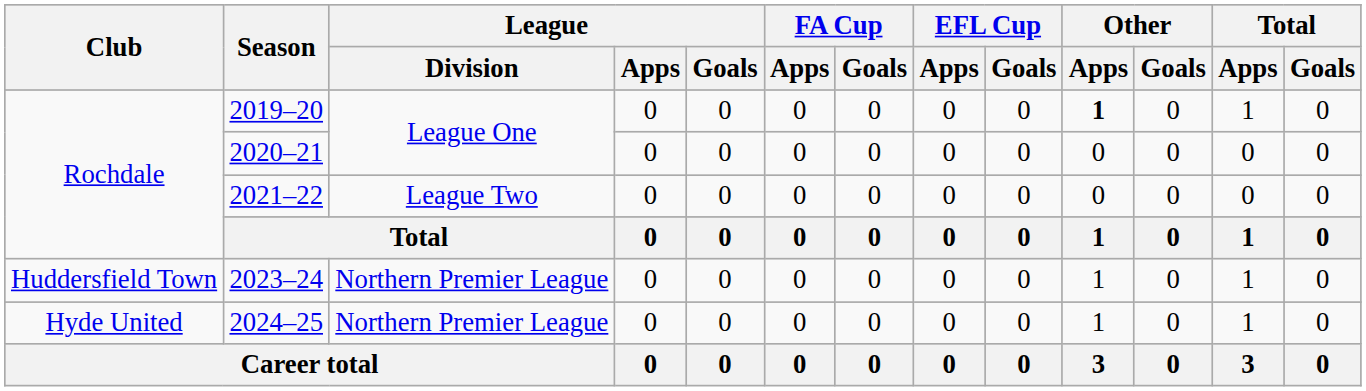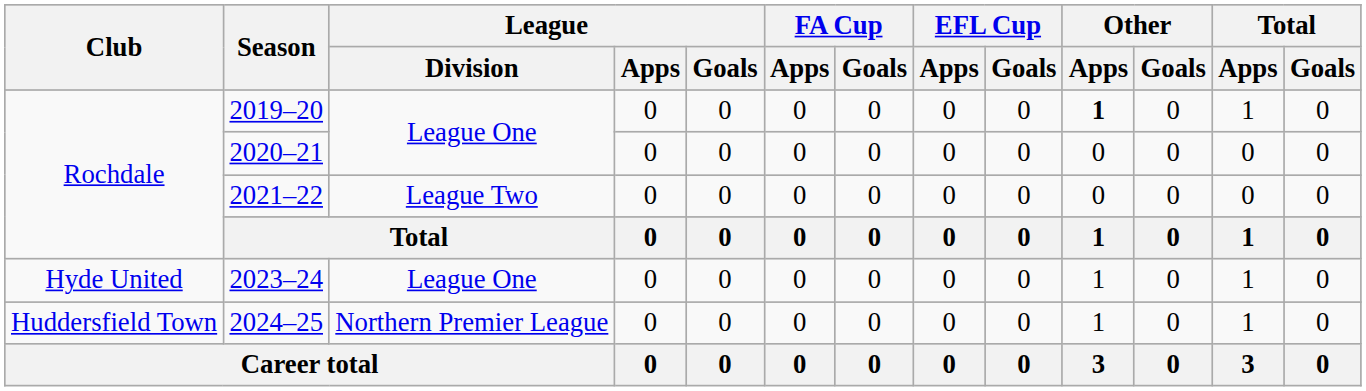(114, 279) Huddersfield Town -> (114, 279) Hyde United
(472, 279) Northern Premier League -> (472, 279) League One
(114, 322) Hyde United -> (114, 322) Huddersfield Town
